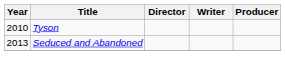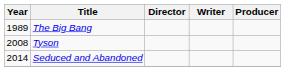+ row: (62, 27)
(17, 27) 2010 -> (17, 43) 2008
(17, 43) 2013 -> (17, 58) 2014
